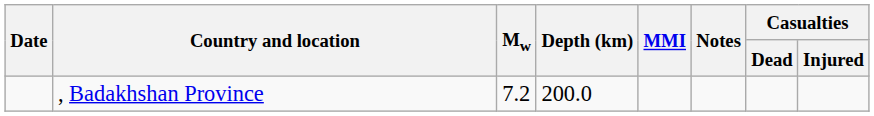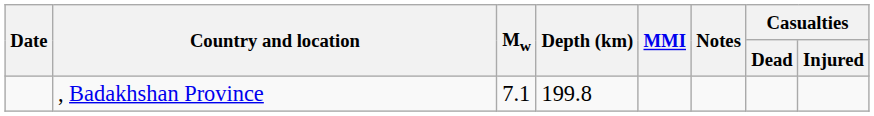(516, 93) 7.2 -> (516, 93) 7.1
(567, 93) 200.0 -> (567, 93) 199.8
